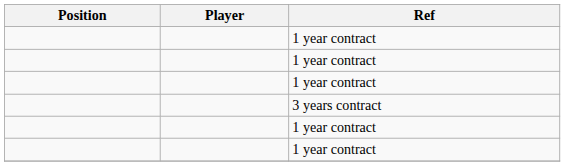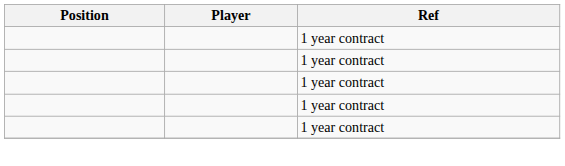- row: (82, 105)
